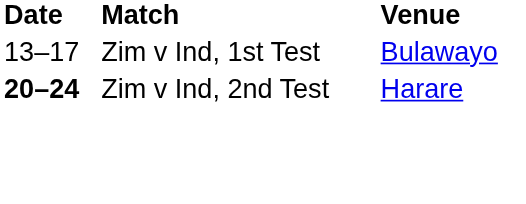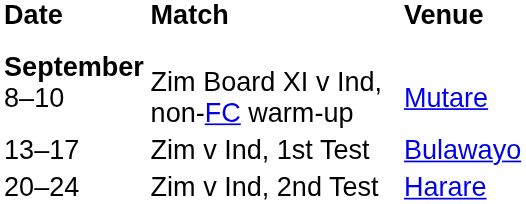+ row: (266, 97)
(42, 89) bold -> (42, 187) normal
